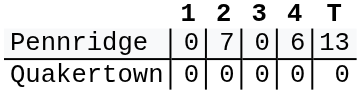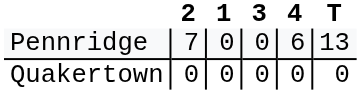columns swapped: (188, 14) <-> (224, 14)
